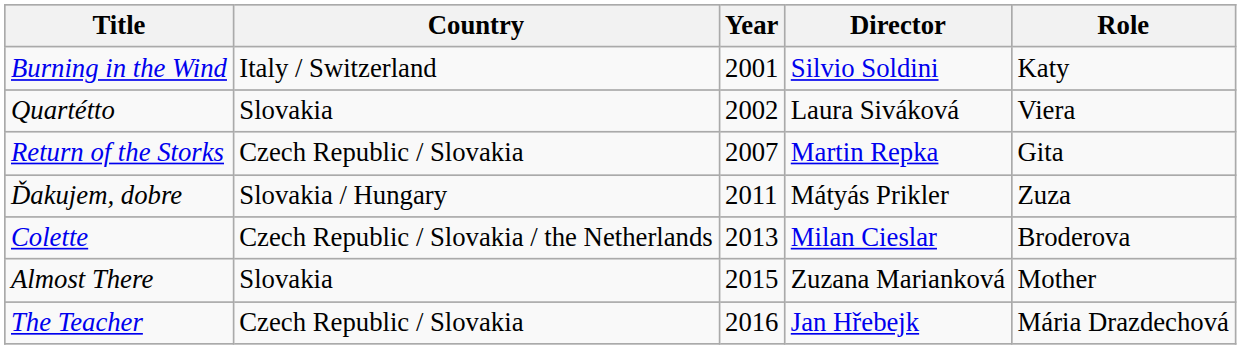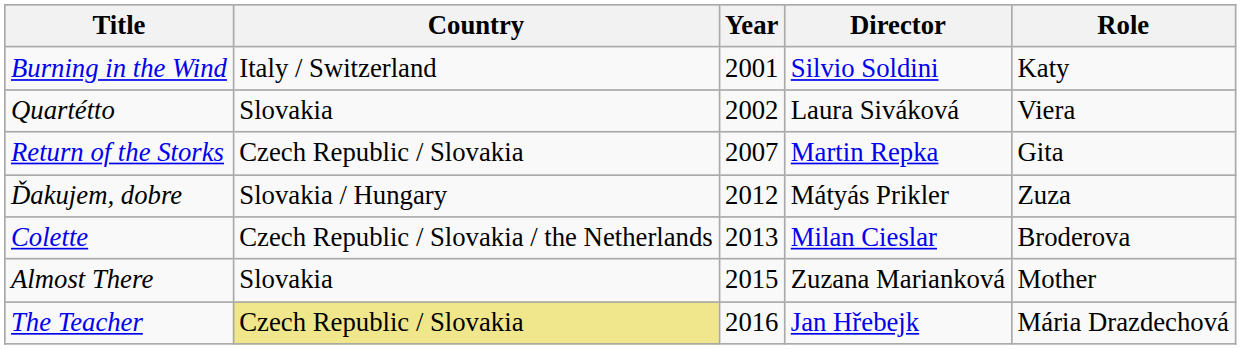(751, 195) 2011 -> (752, 195) 2012
(381, 322) no background -> (381, 322) khaki background
